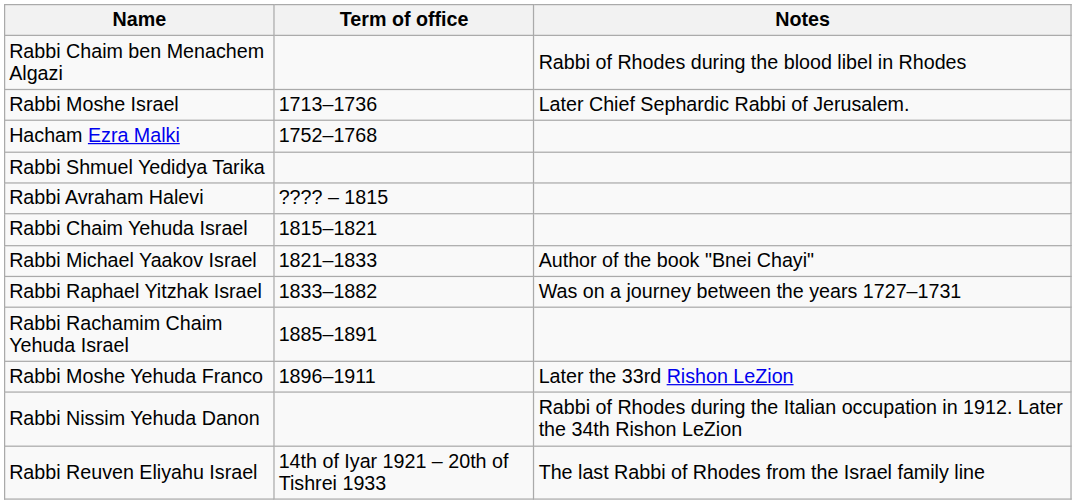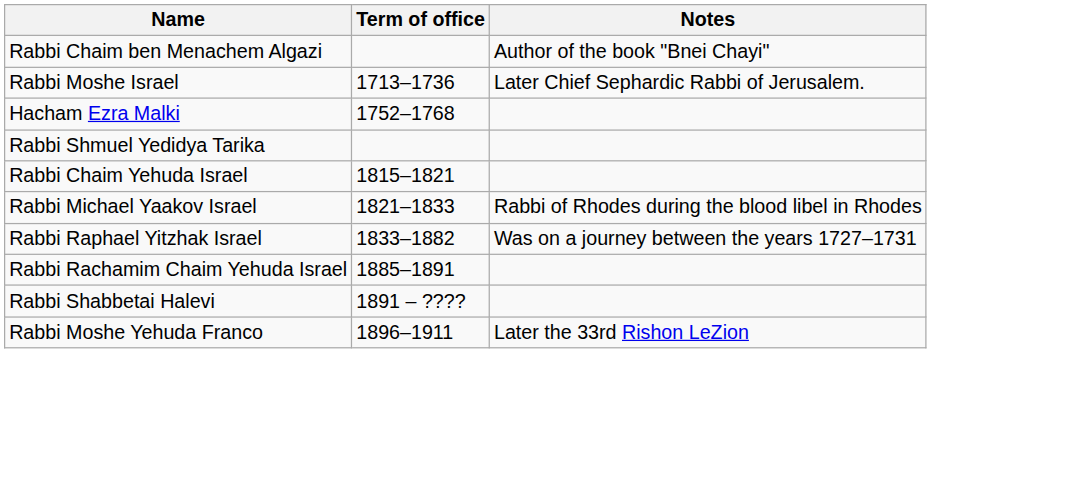(753, 62) Rabbi of Rhodes during the blood libel in Rhodes -> (632, 51) Author of the book "Bnei Chayi"
- row: (106, 198)
(676, 260) Author of the book "Bnei Chayi" -> (708, 207) Rabbi of Rhodes during the blood libel in Rhodes
+ row: (112, 301)
- row: (134, 418)
- row: (133, 472)
